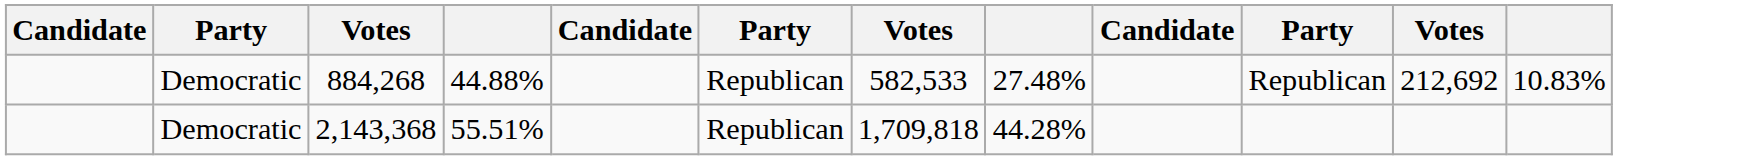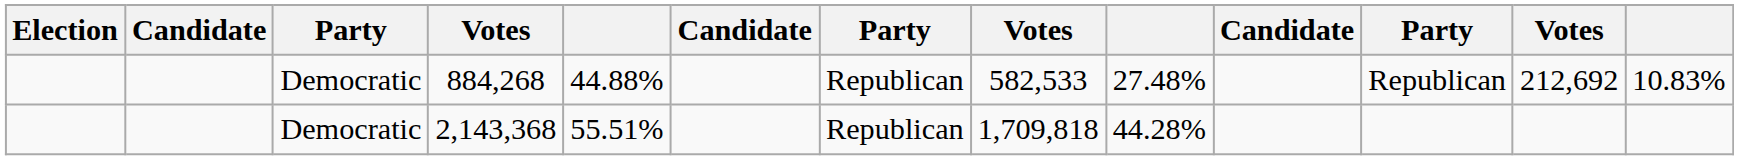+ column: (65, 29)
